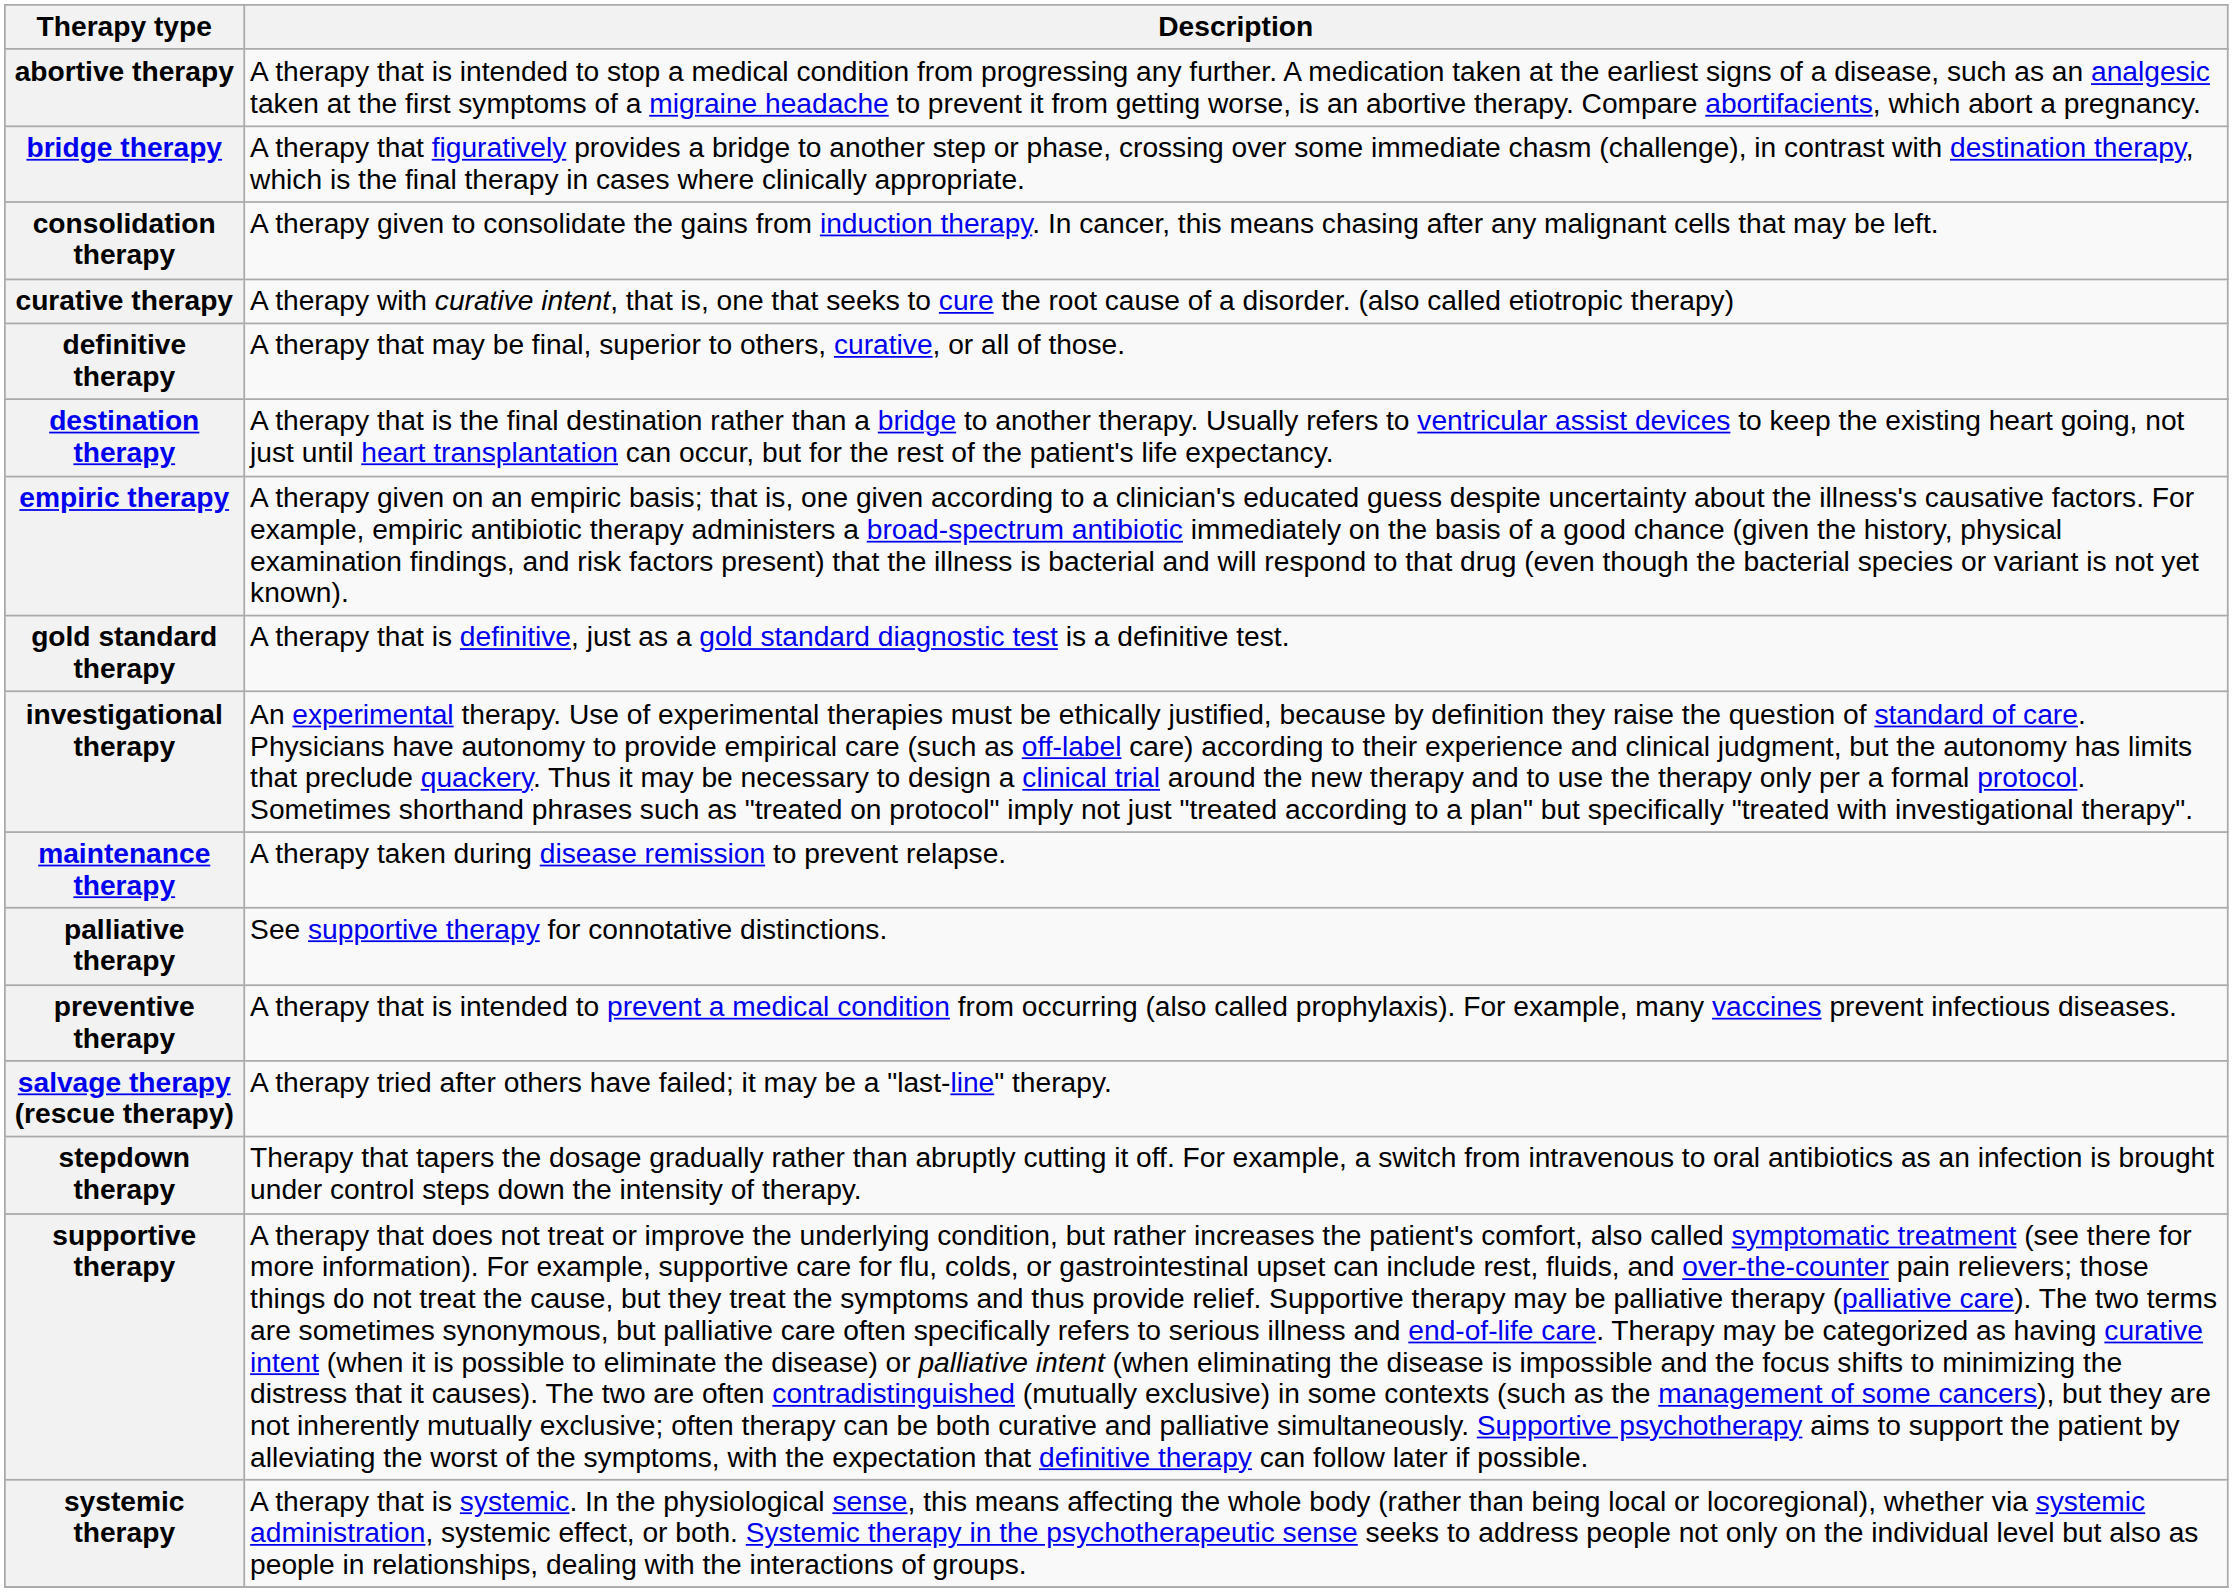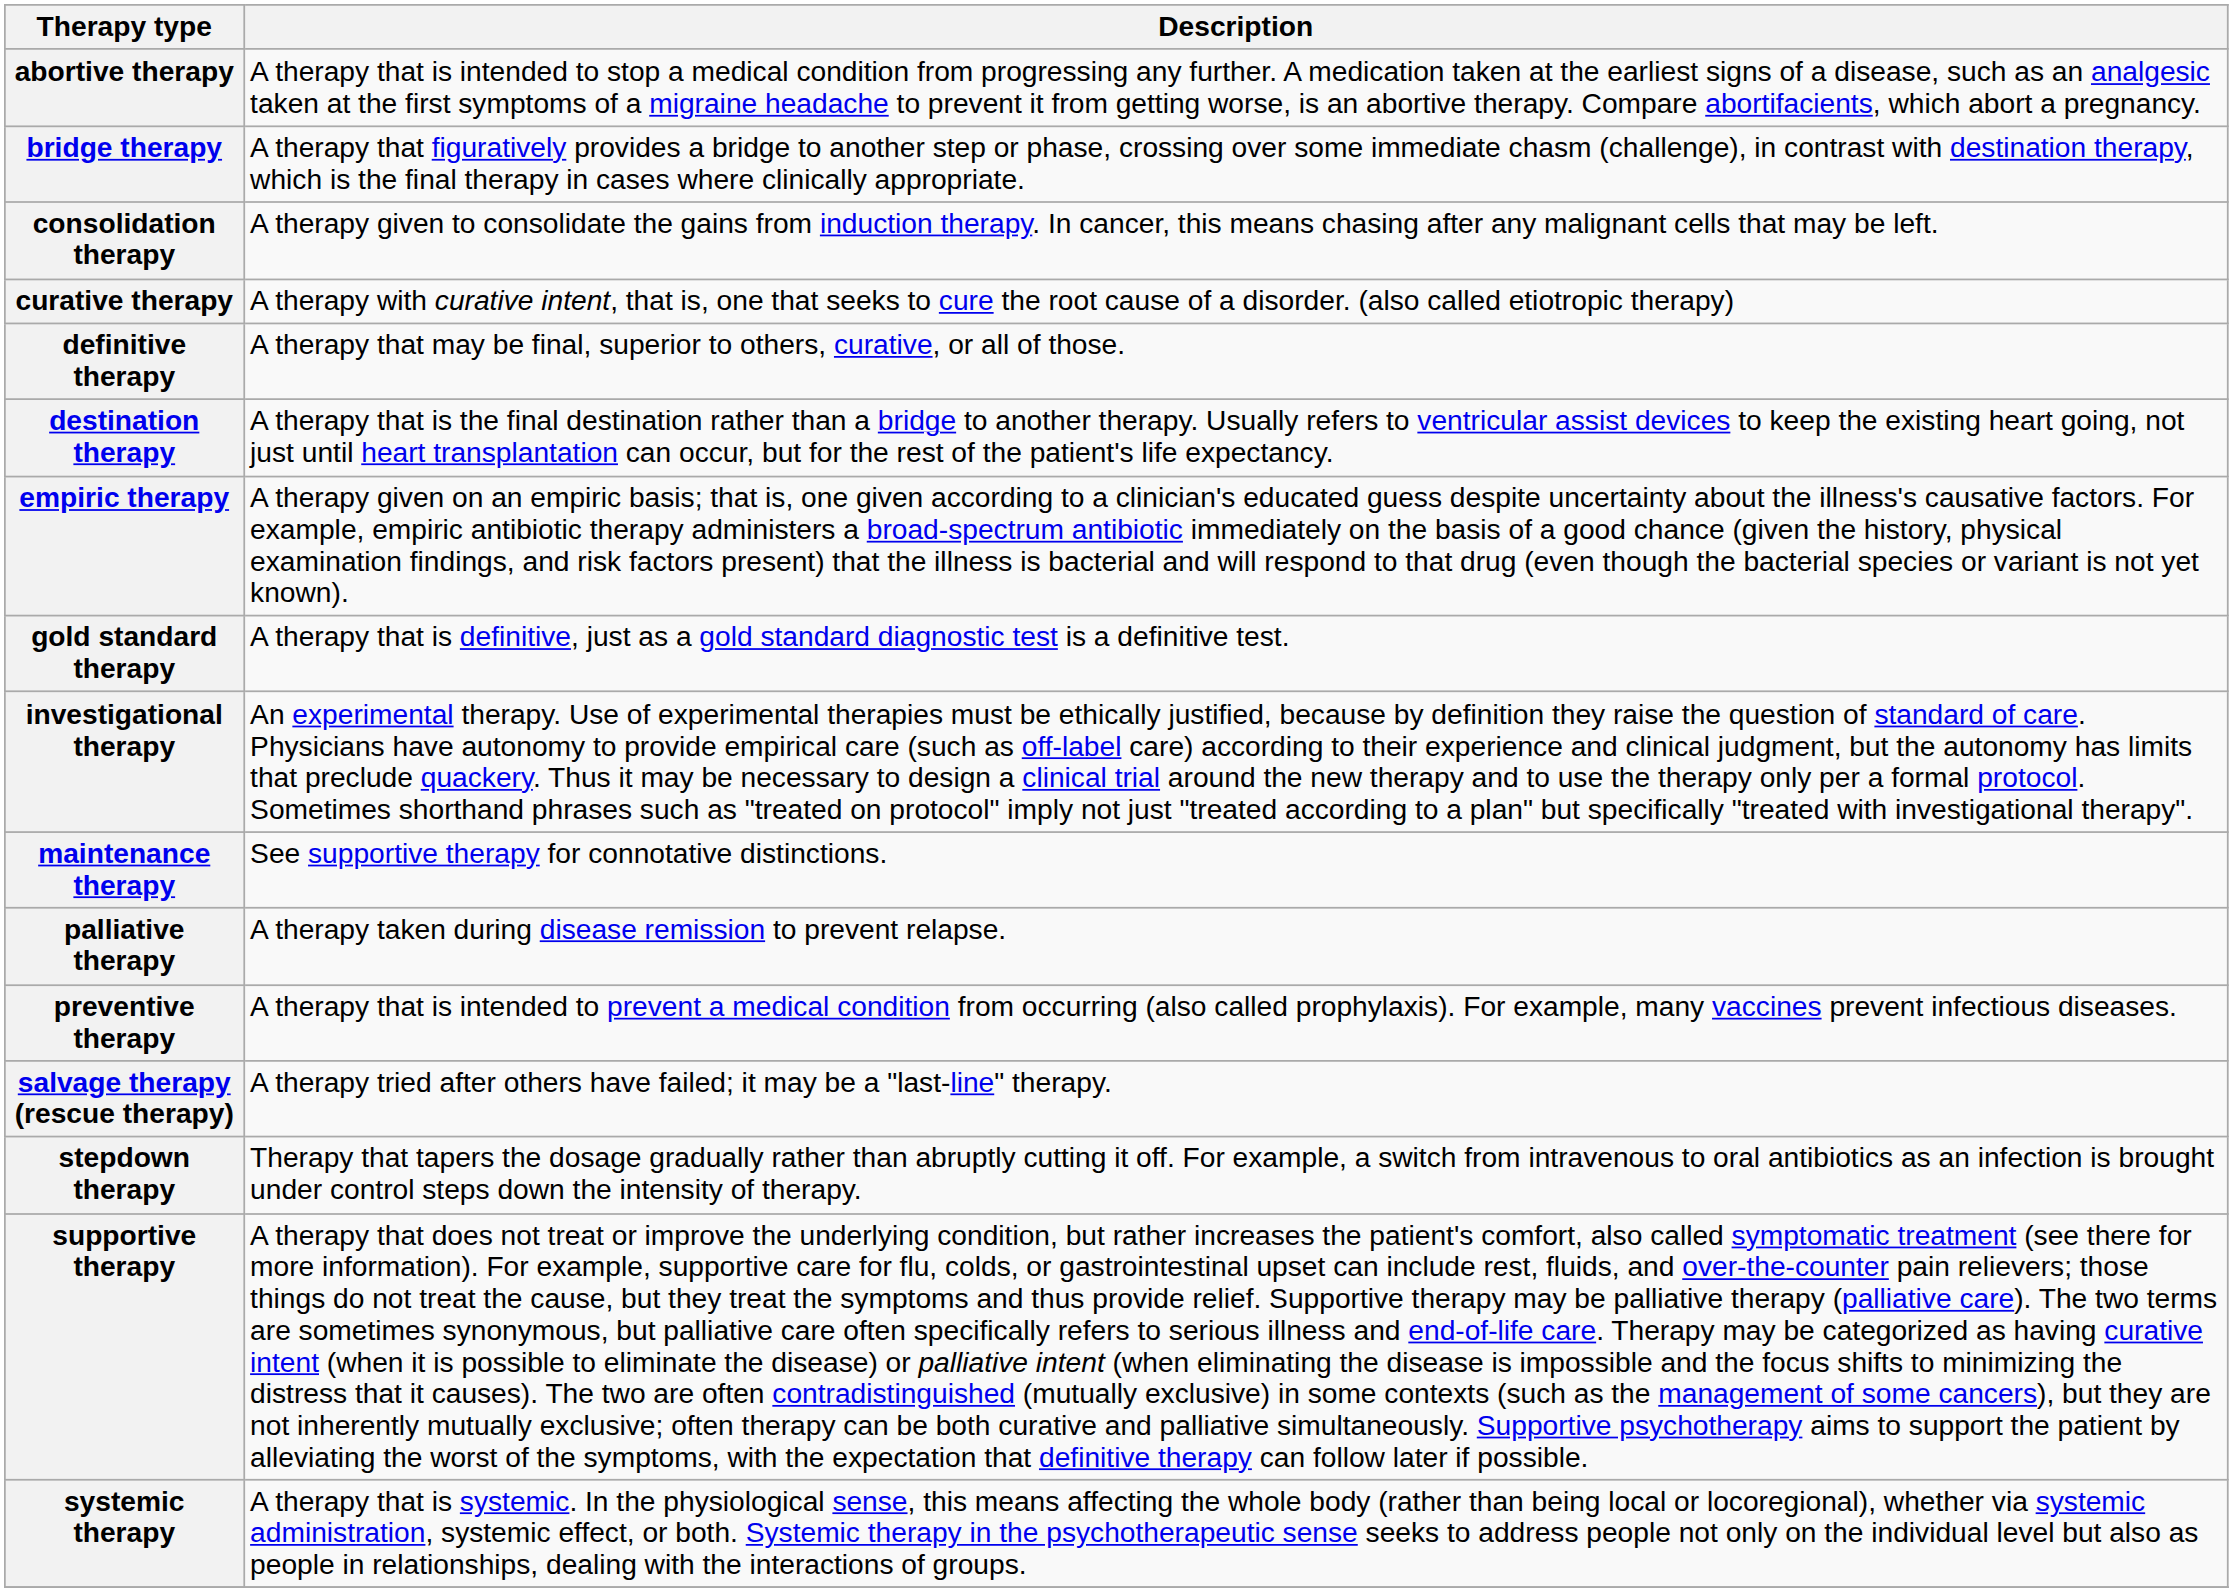(628, 853) A therapy taken during disease remission to prevent relapse. -> (569, 853) See supportive therapy for connotative distinctions.
(569, 929) See supportive therapy for connotative distinctions. -> (628, 929) A therapy taken during disease remission to prevent relapse.
